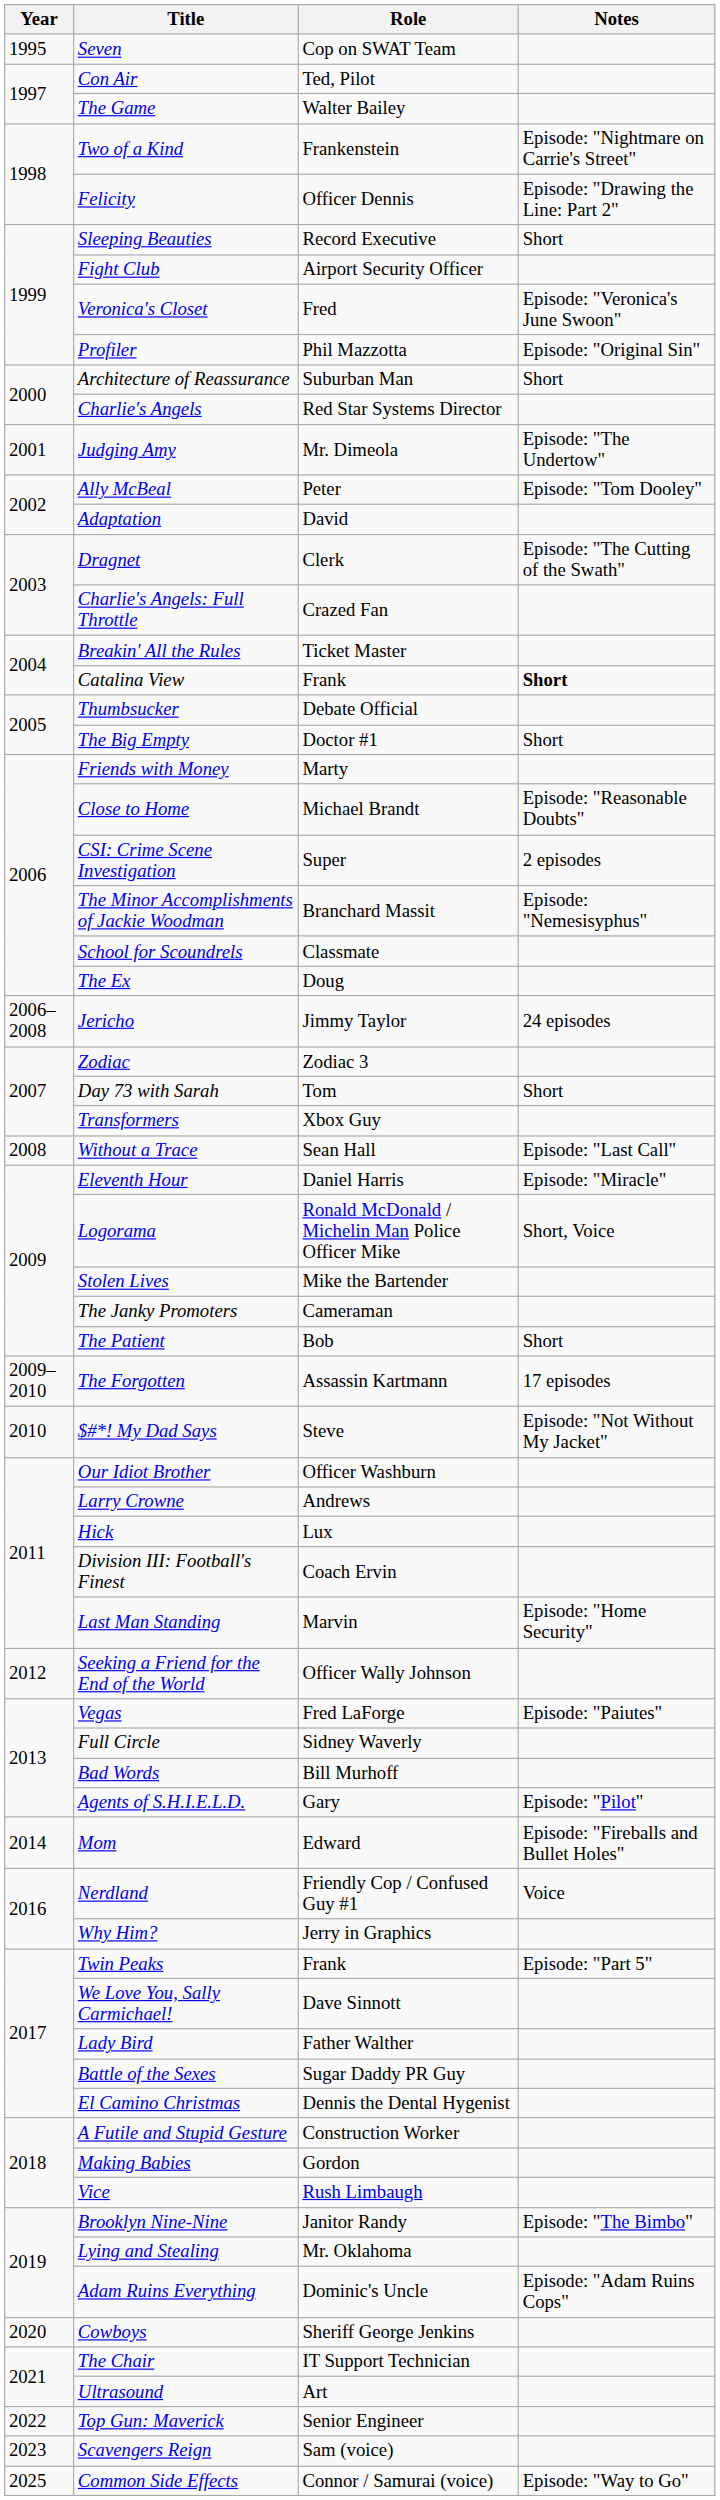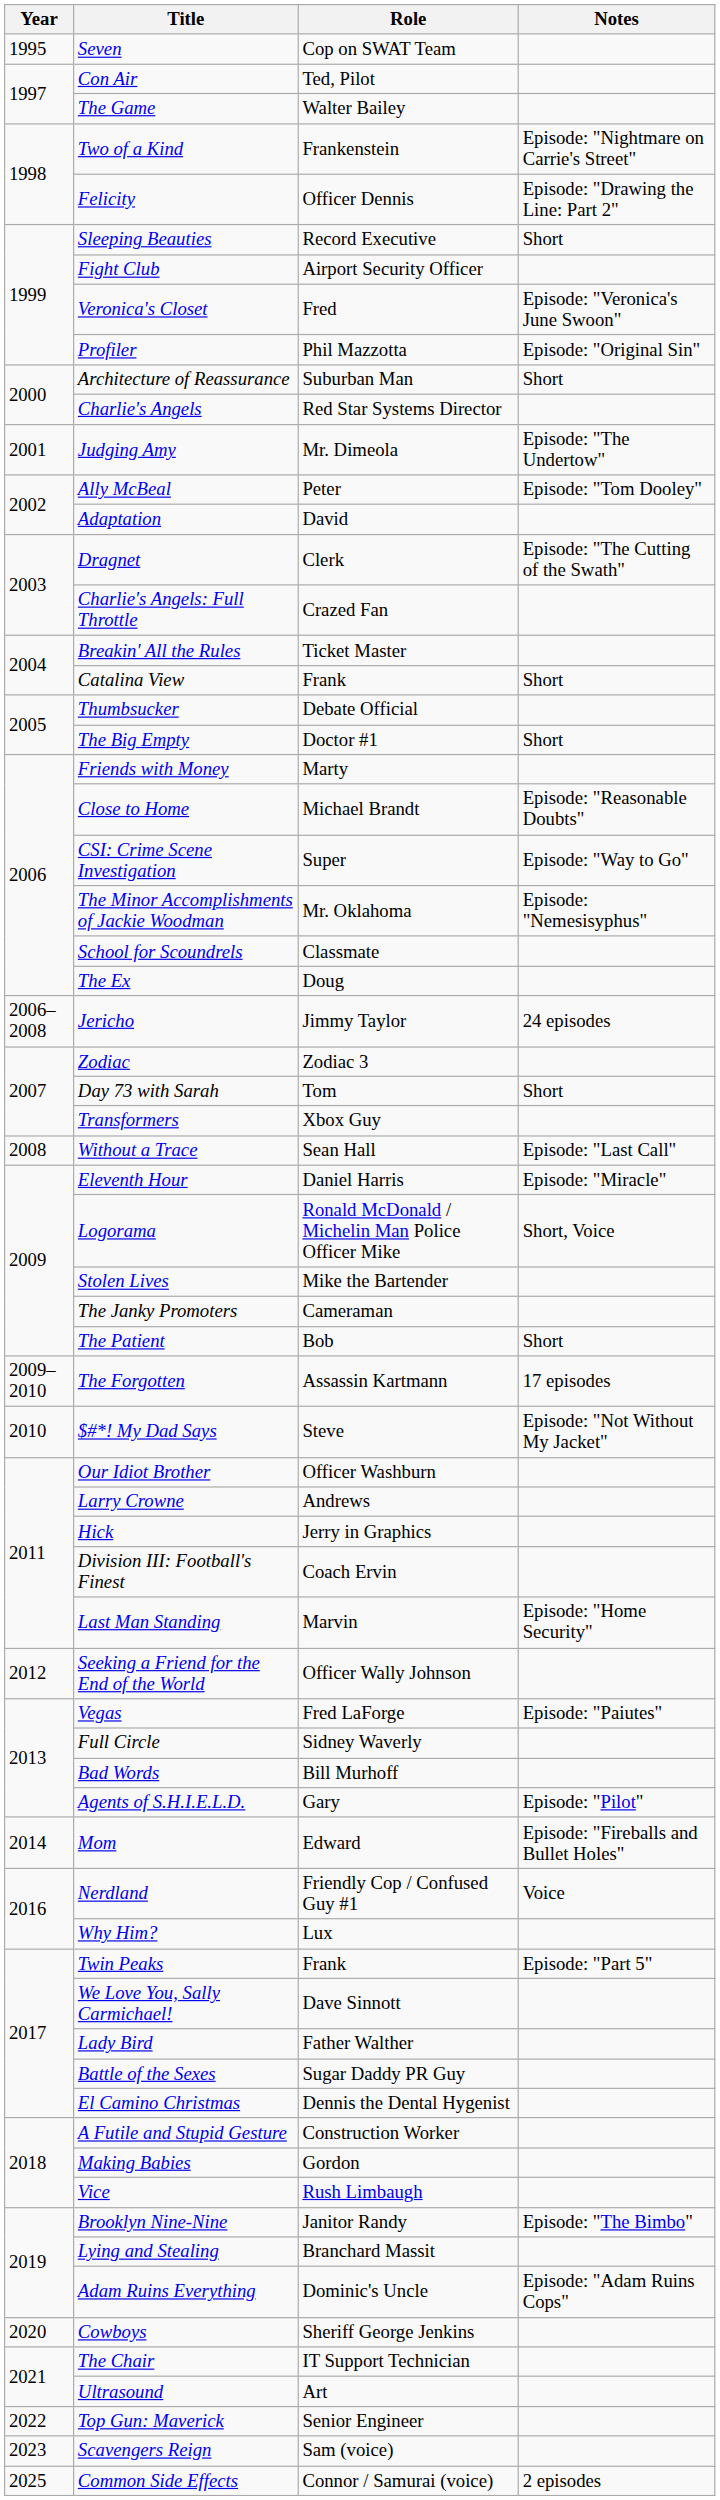(545, 680) bold -> (543, 680) normal
(562, 860) 2 episodes -> (606, 860) Episode: "Way to Go"
(369, 910) Branchard Massit -> (357, 910) Mr. Oklahoma
(317, 1531) Lux -> (367, 1531) Jerry in Graphics
(367, 1933) Jerry in Graphics -> (317, 1933) Lux
(357, 2251) Mr. Oklahoma -> (369, 2251) Branchard Massit
(606, 2480) Episode: "Way to Go" -> (562, 2480) 2 episodes
